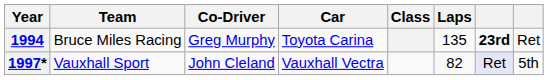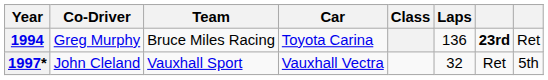columns swapped: (118, 17) <-> (232, 17)
(454, 40) 135 -> (454, 40) 136
(454, 63) 82 -> (454, 63) 32
(494, 63) lavender background -> (494, 63) no background
